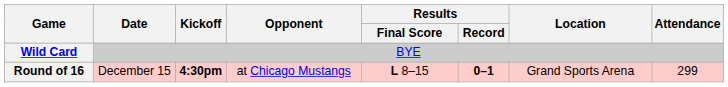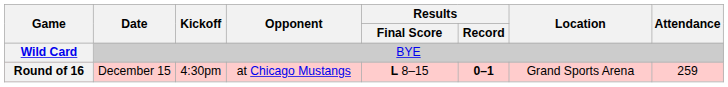(201, 71) bold -> (201, 71) normal
(688, 71) 299 -> (688, 71) 259
